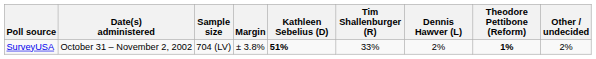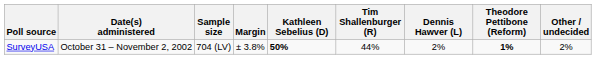(279, 47) 51% -> (279, 47) 50%
(370, 47) 33% -> (370, 47) 44%
